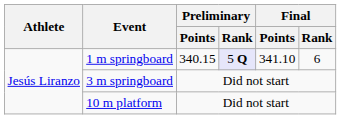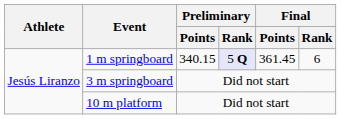(277, 59) 341.10 -> (277, 59) 361.45
